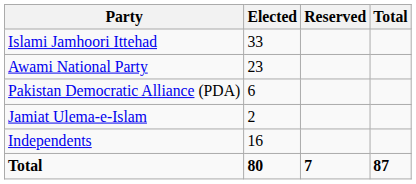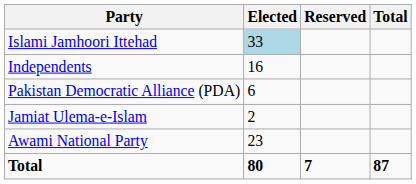(255, 41) no background -> (255, 41) lightblue background
rows swapped: (78, 66) <-> (50, 141)
